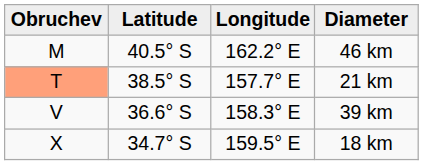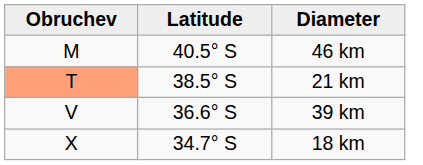- column: (263, 19)
